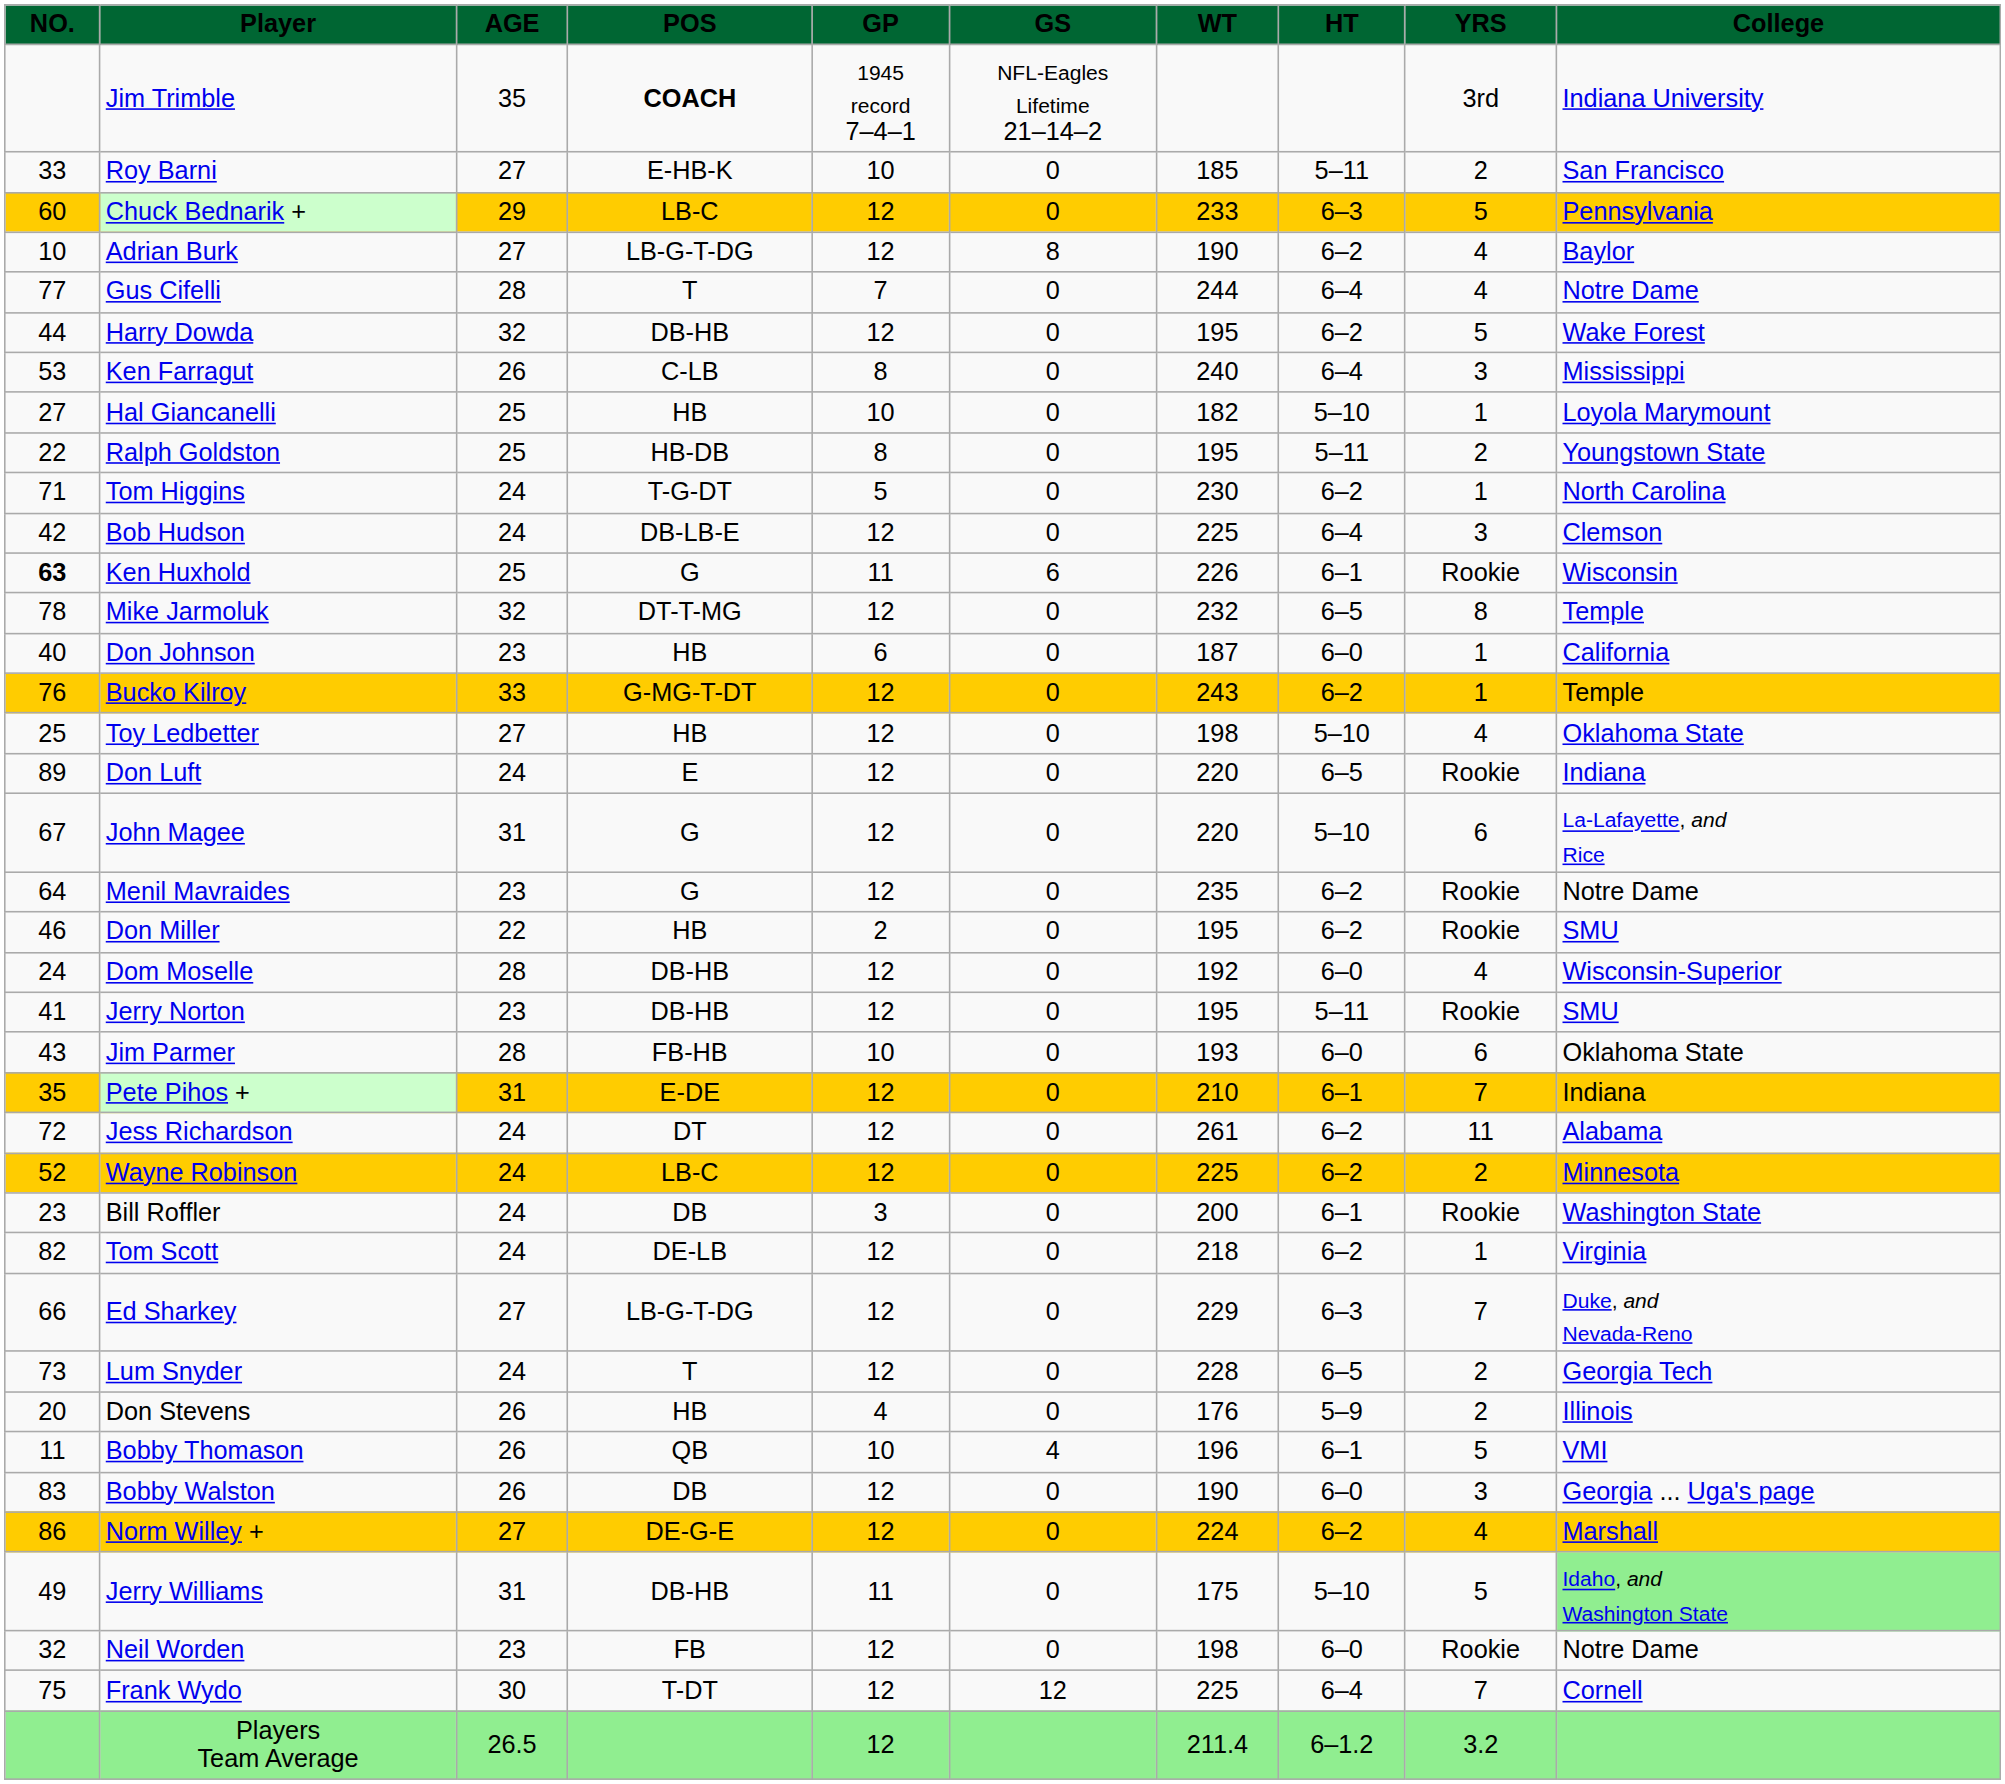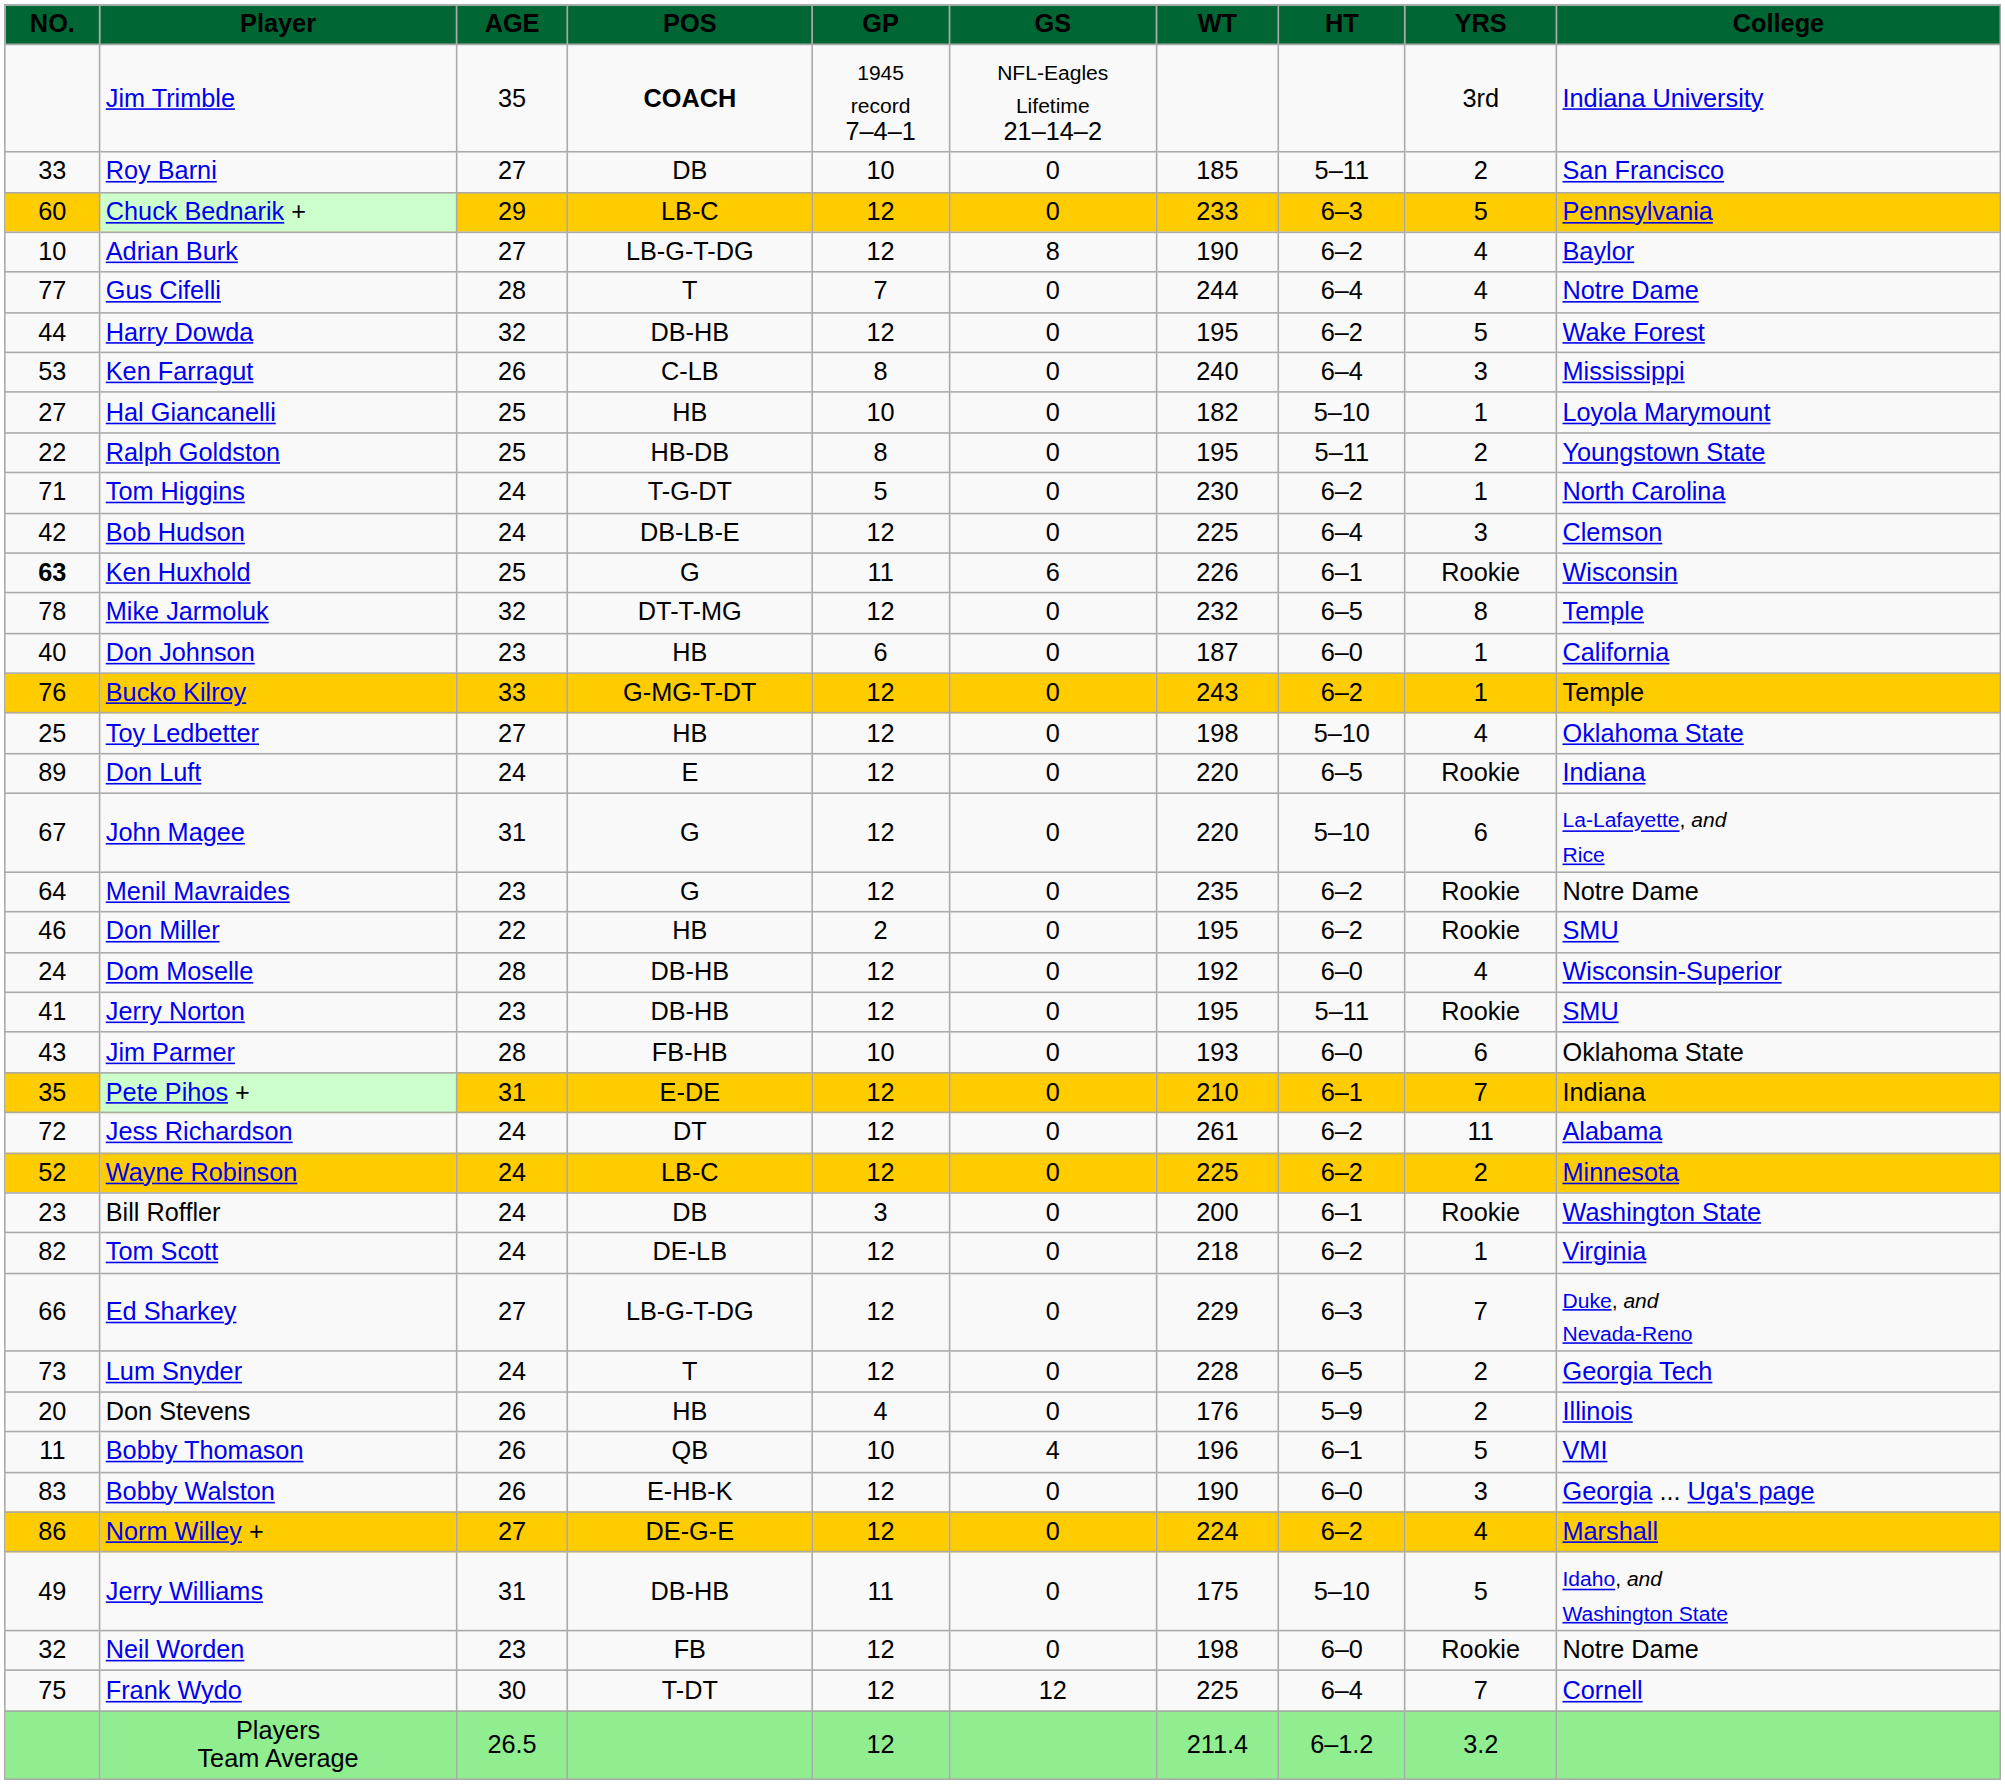(690, 171) E-HB-K -> (690, 171) DB
(690, 1491) DB -> (690, 1491) E-HB-K
(1645, 1596) lightgreen background -> (1645, 1596) no background
